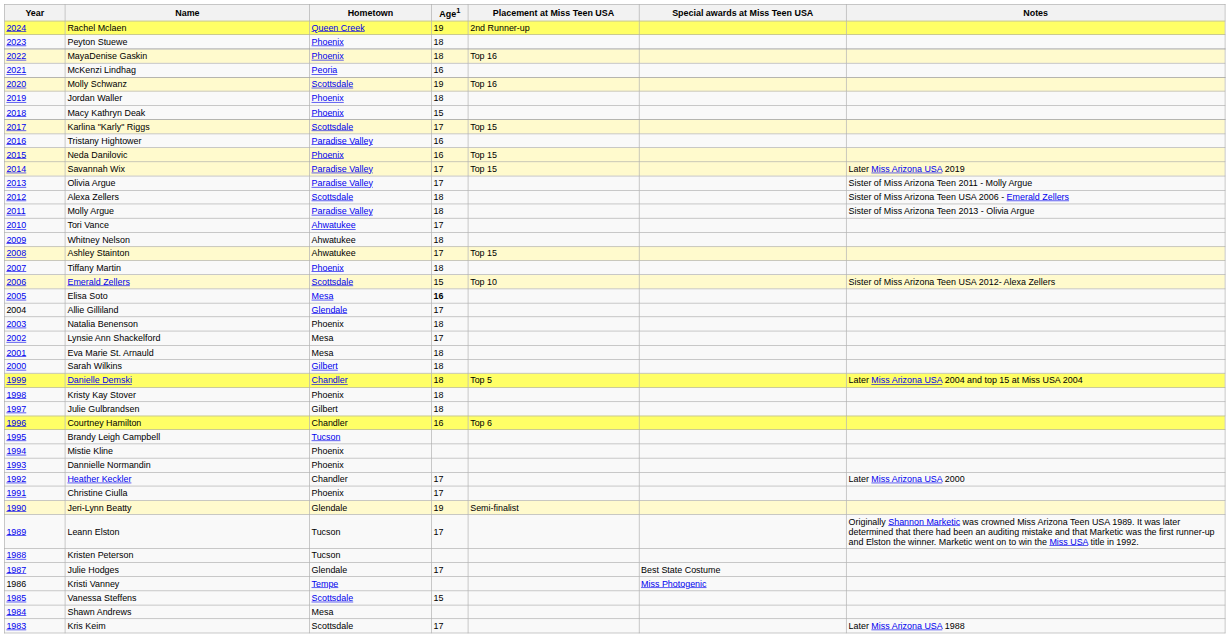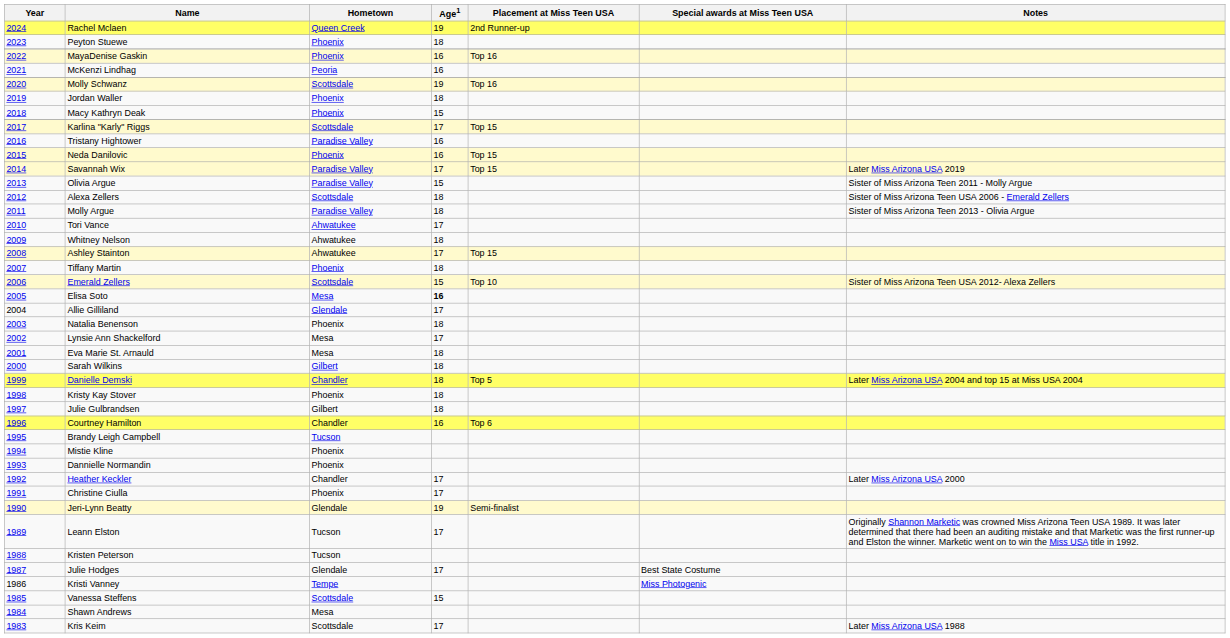(439, 56) 18 -> (439, 56) 16
(439, 183) 17 -> (439, 183) 15
